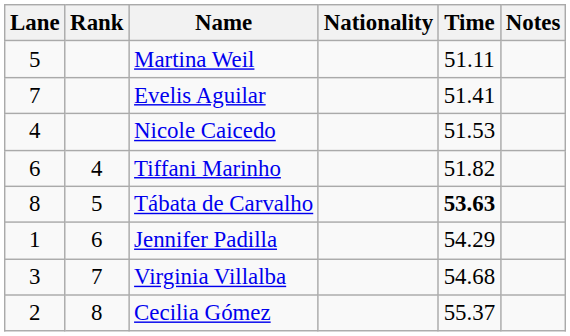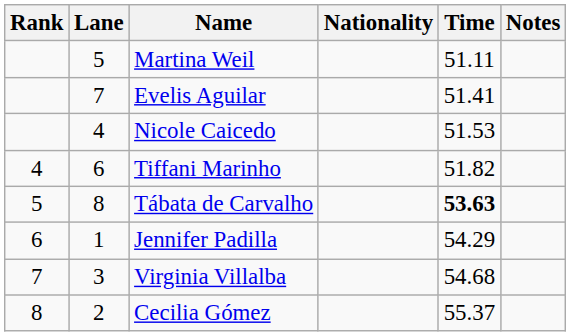columns swapped: (97, 22) <-> (35, 22)
